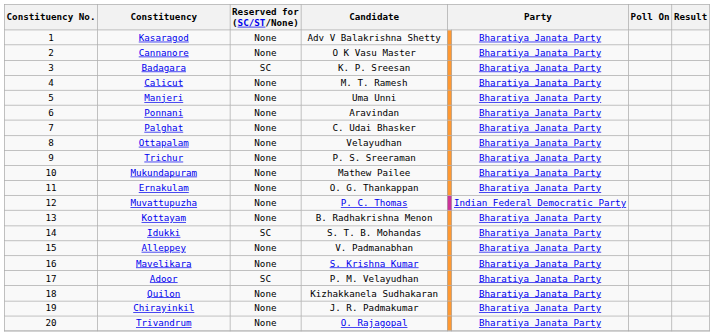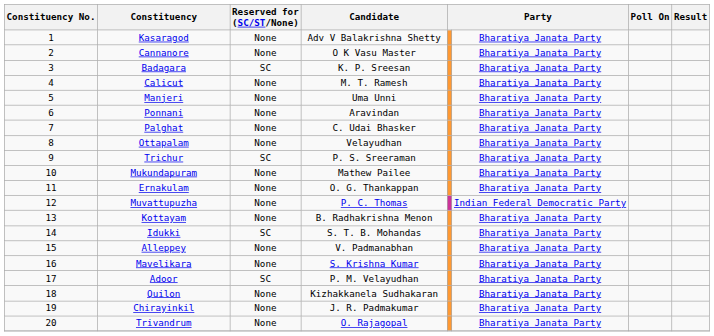(265, 158) None -> (265, 158) SC
